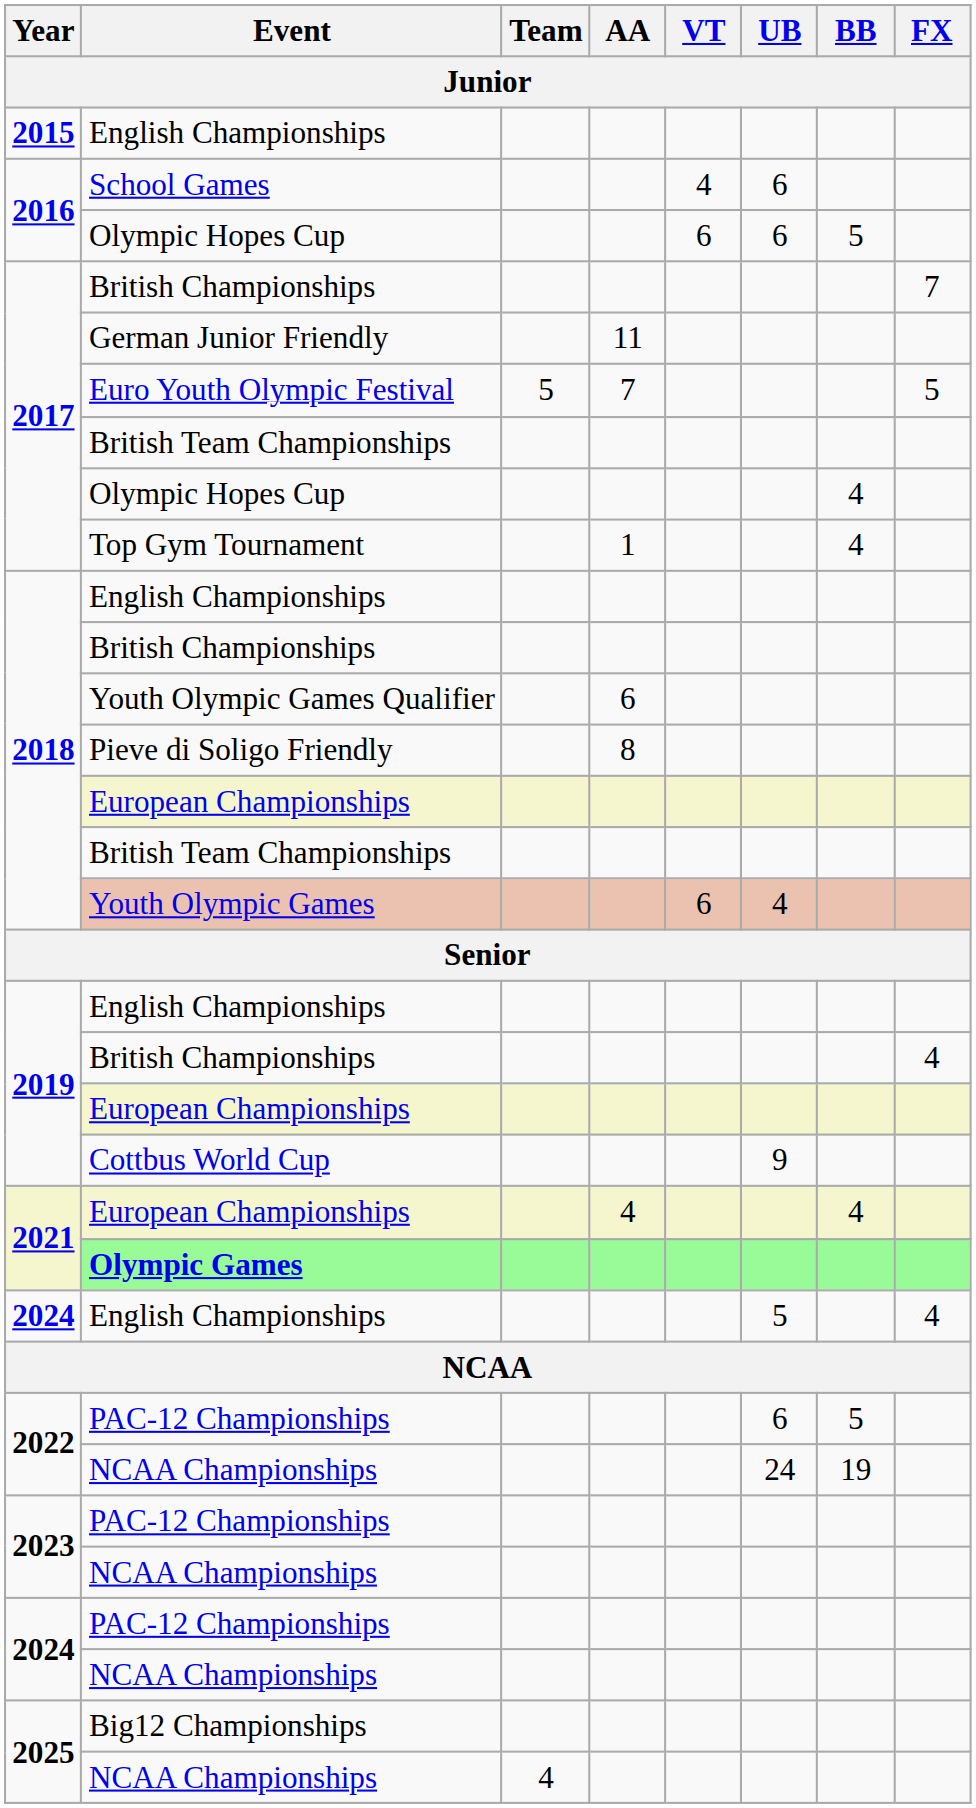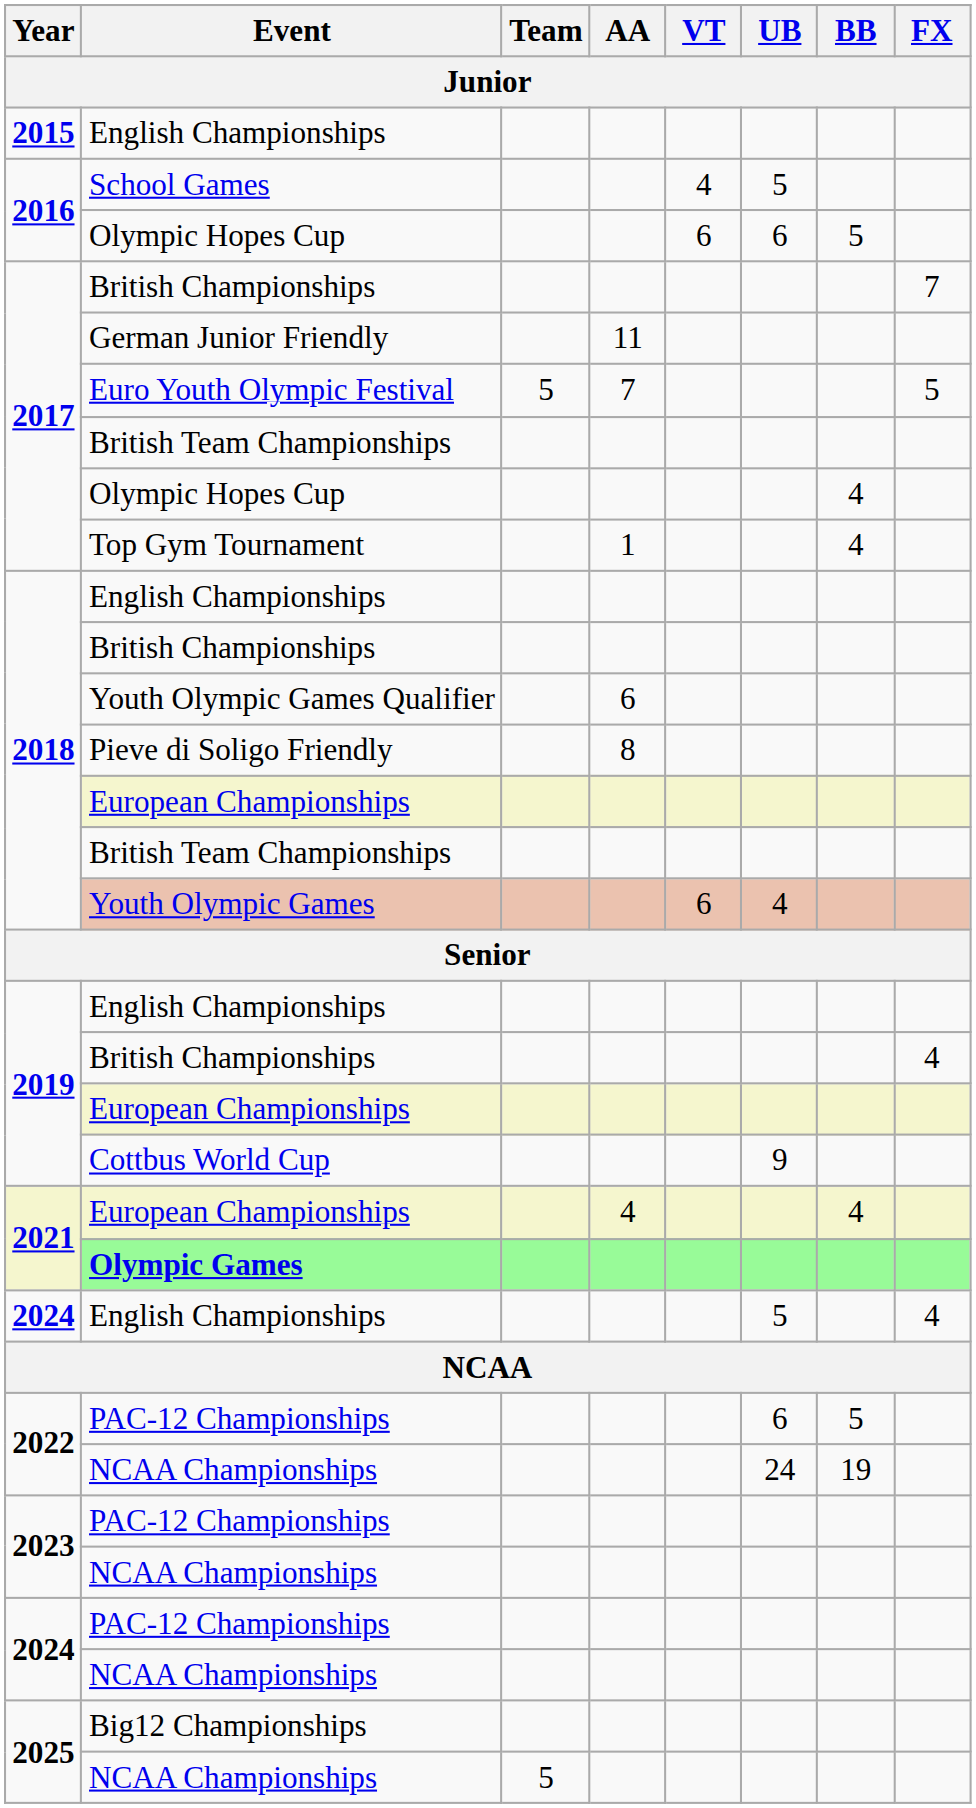(780, 184) 6 -> (780, 184) 5
(546, 1777) 4 -> (546, 1777) 5
